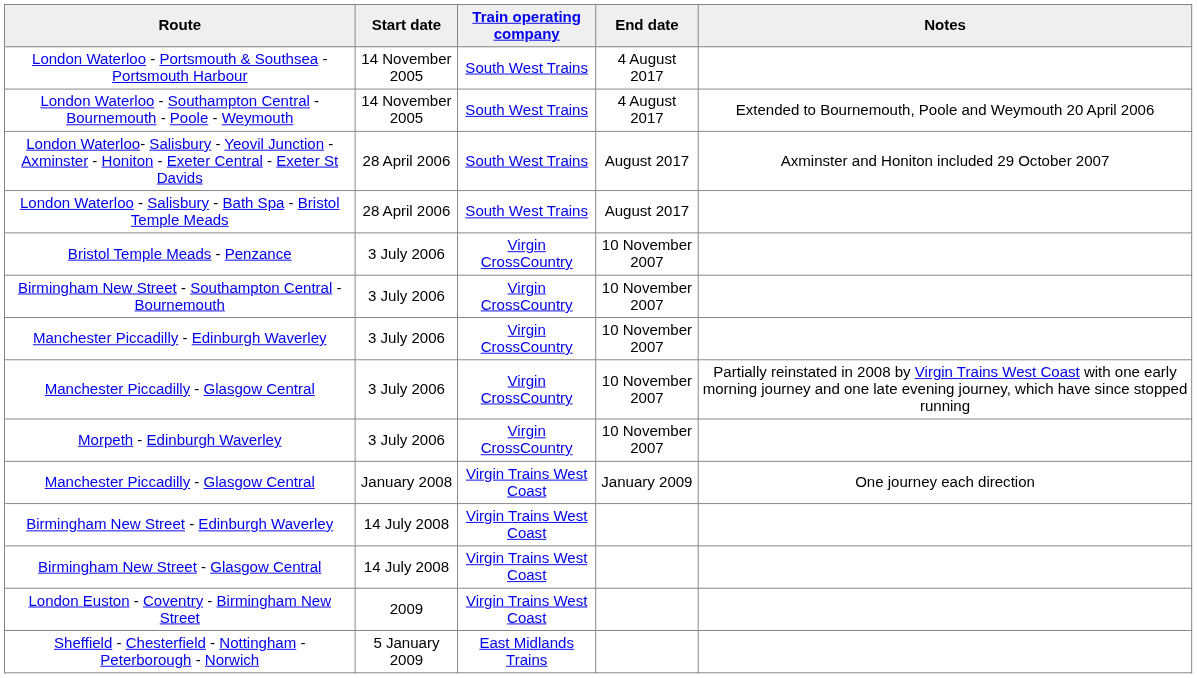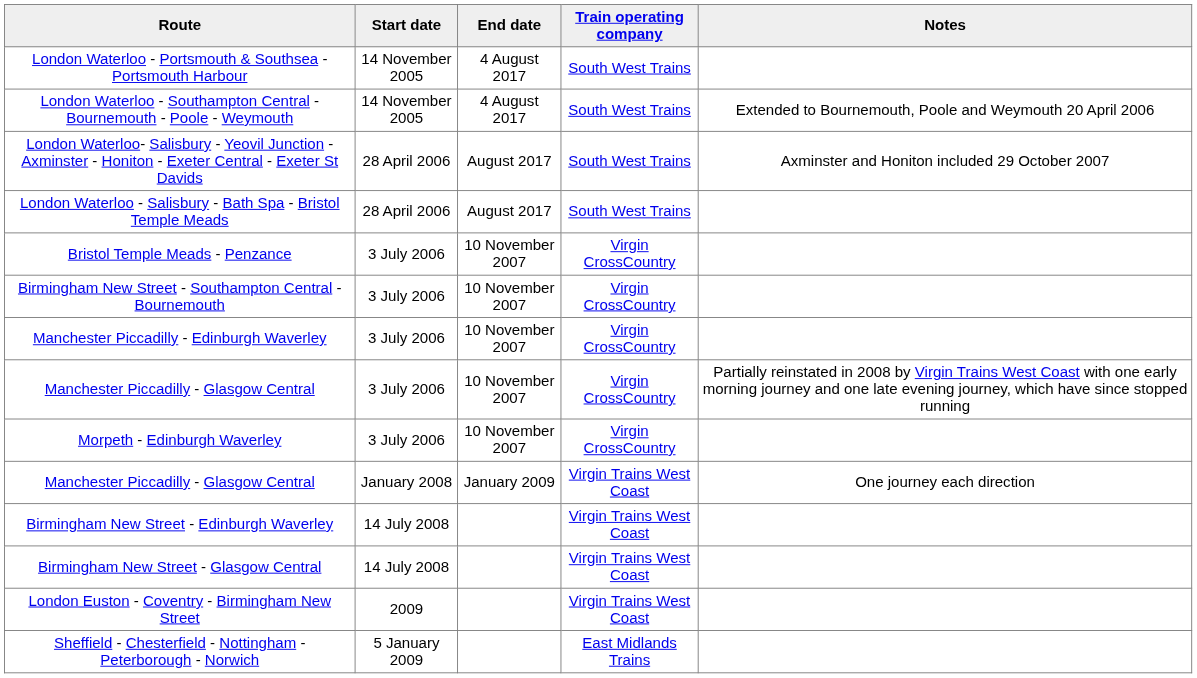columns swapped: (647, 25) <-> (527, 25)
